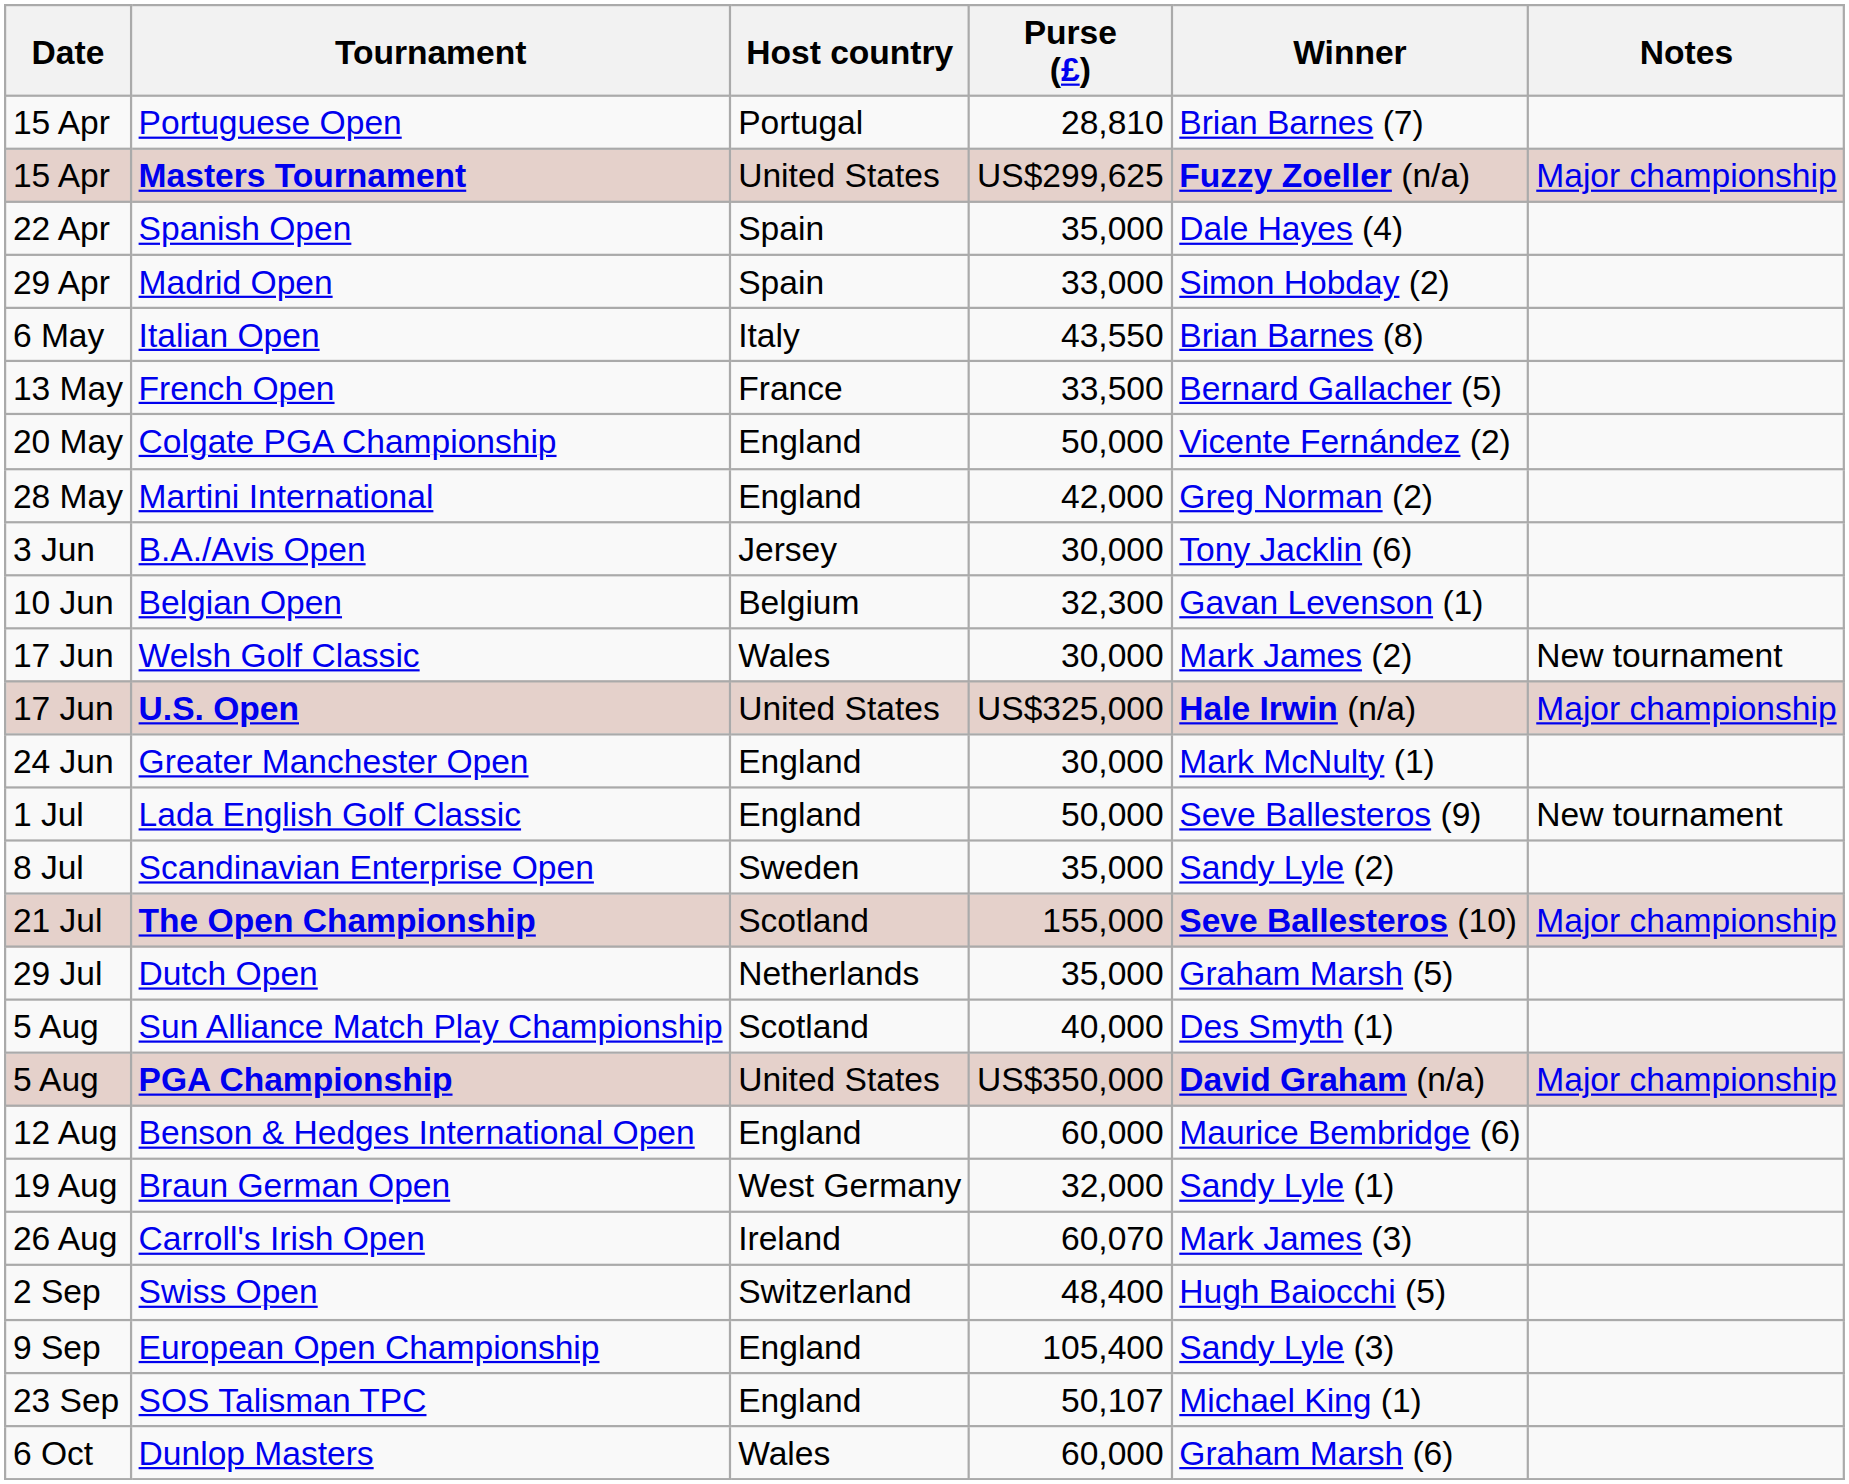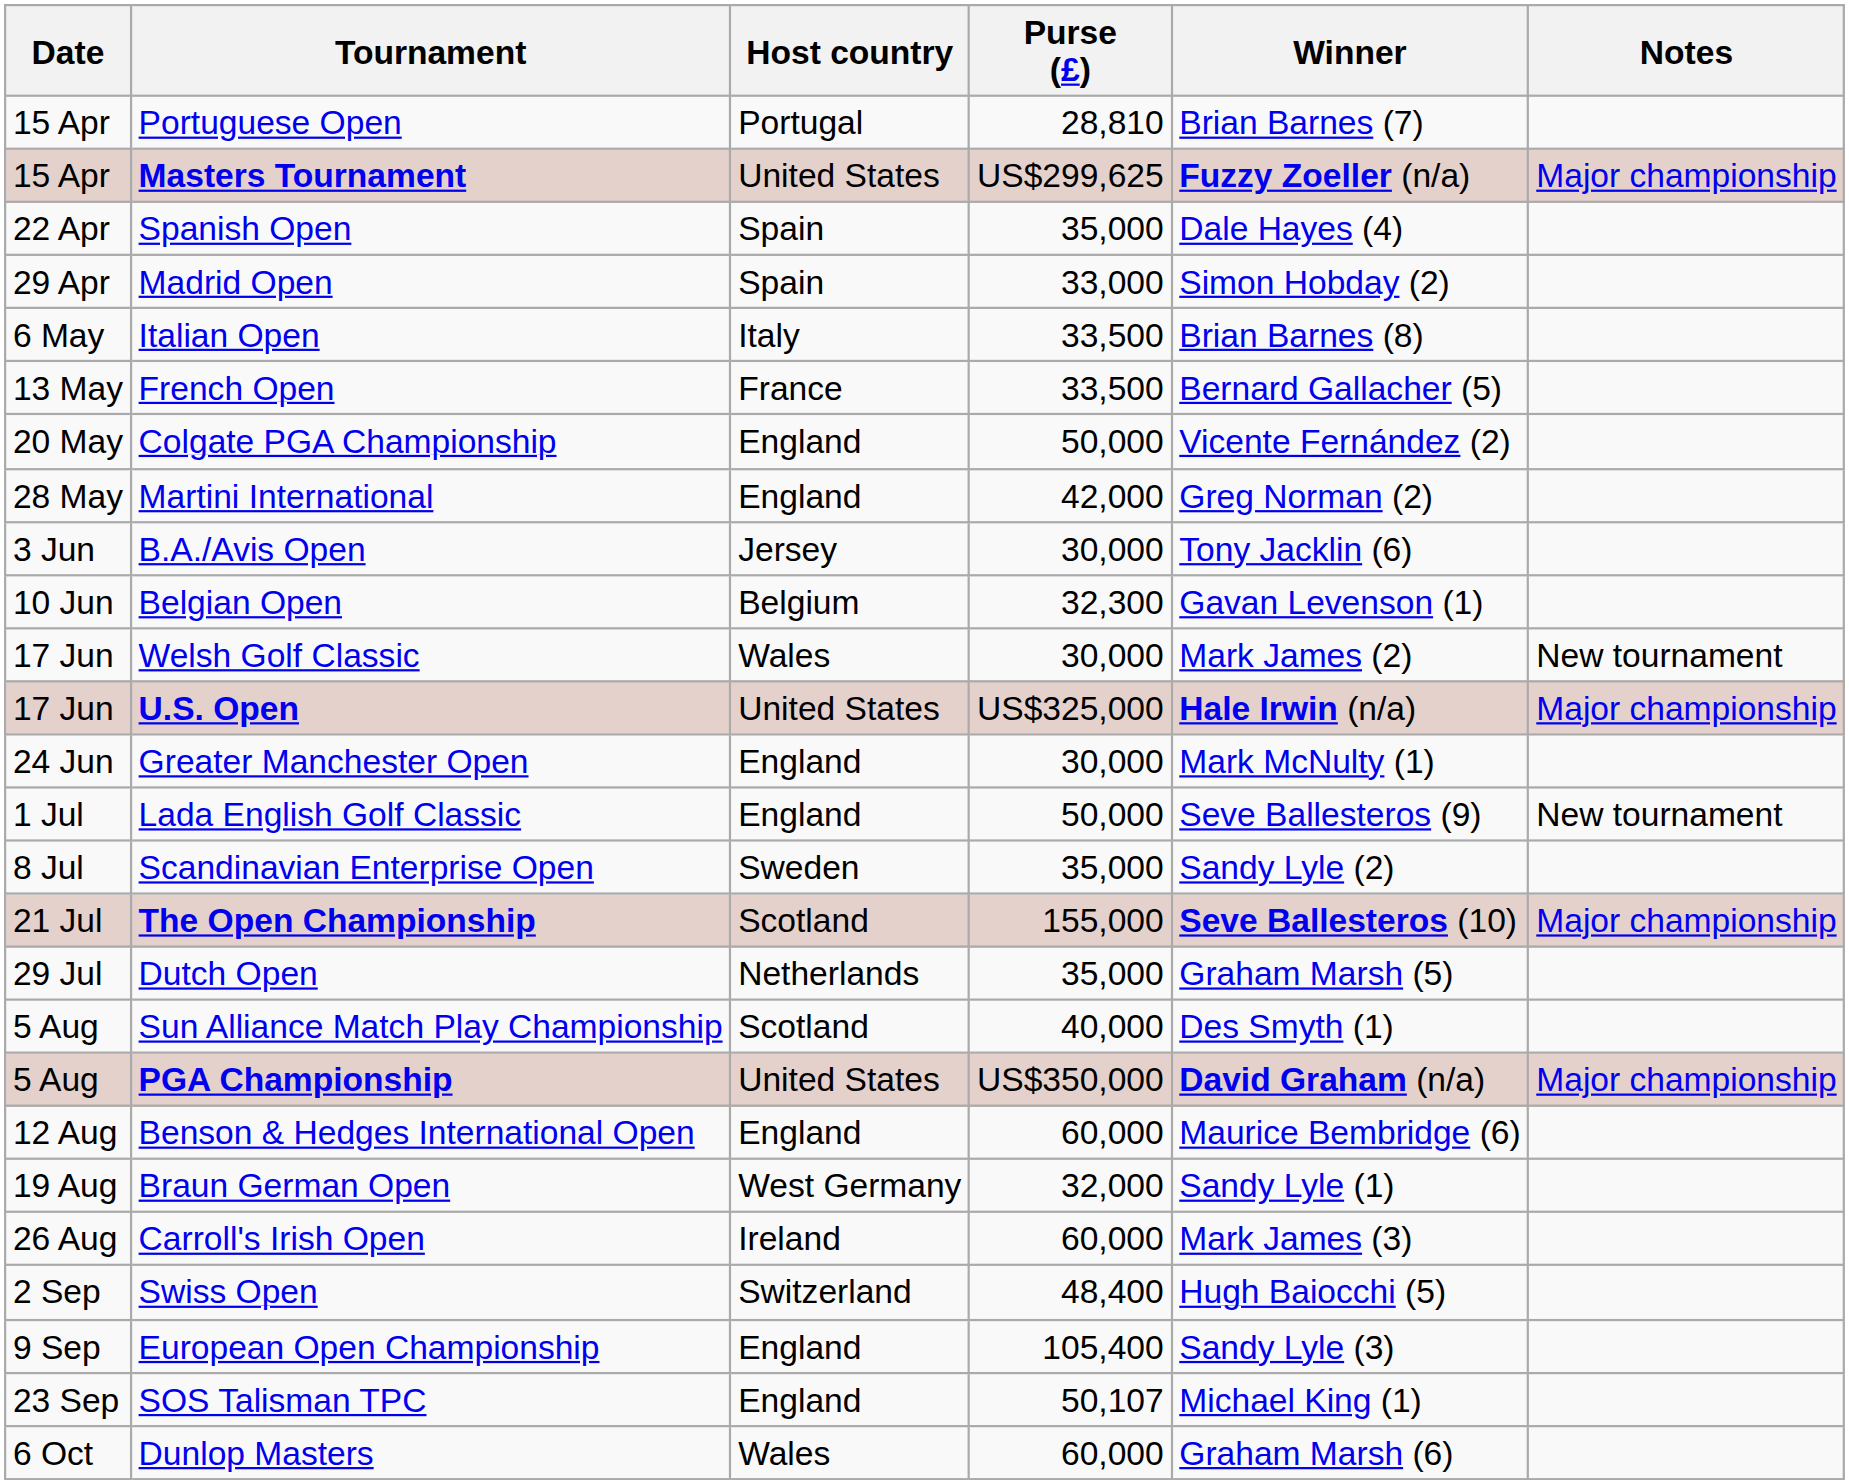(1112, 335) 43,550 -> (1112, 335) 33,500
(1112, 1239) 60,070 -> (1112, 1239) 60,000
